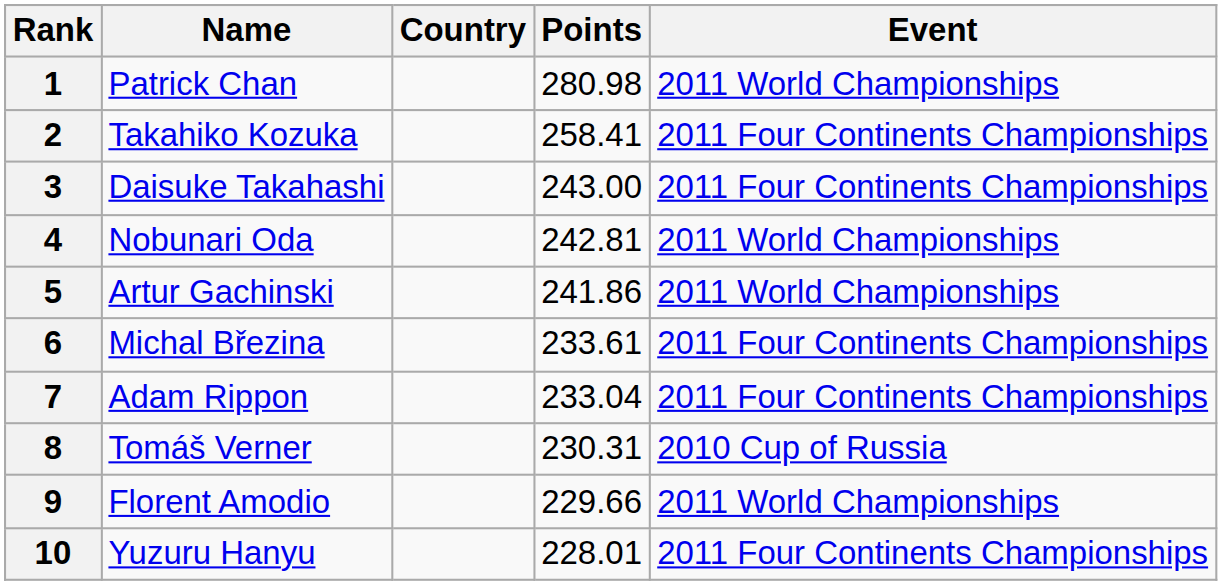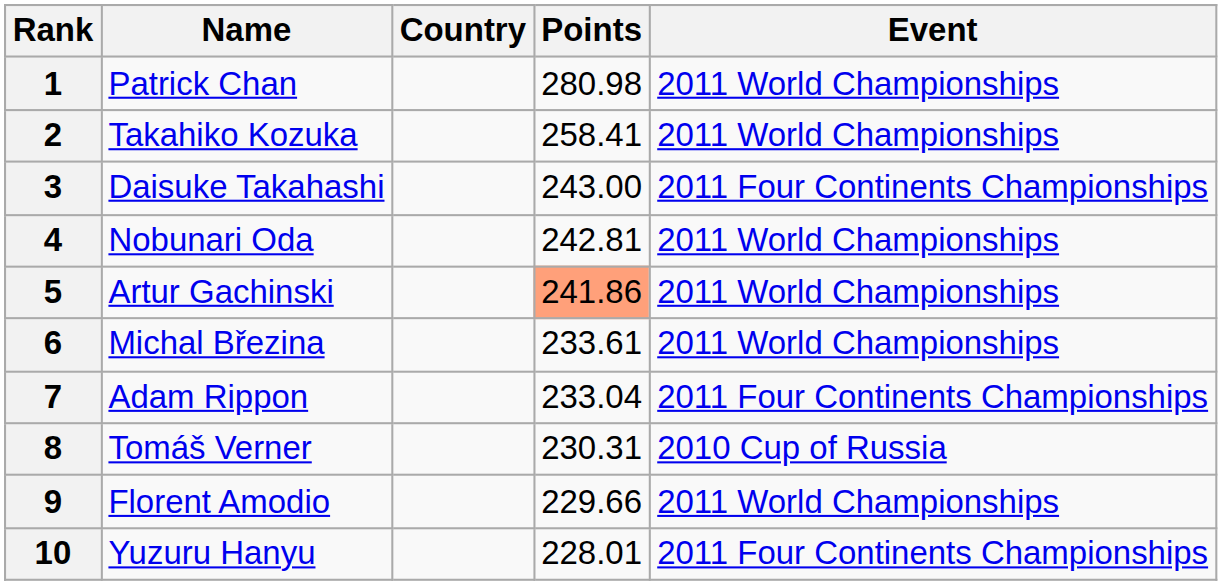(933, 135) 2011 Four Continents Championships -> (858, 135) 2011 World Championships
(592, 291) no background -> (592, 291) lightsalmon background
(933, 344) 2011 Four Continents Championships -> (858, 344) 2011 World Championships
